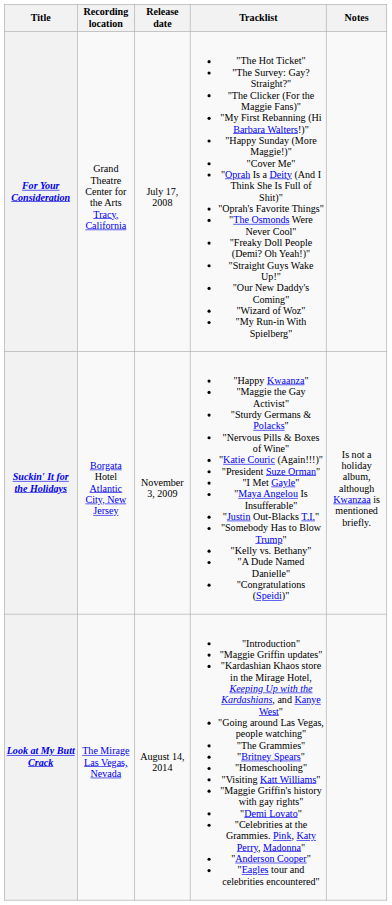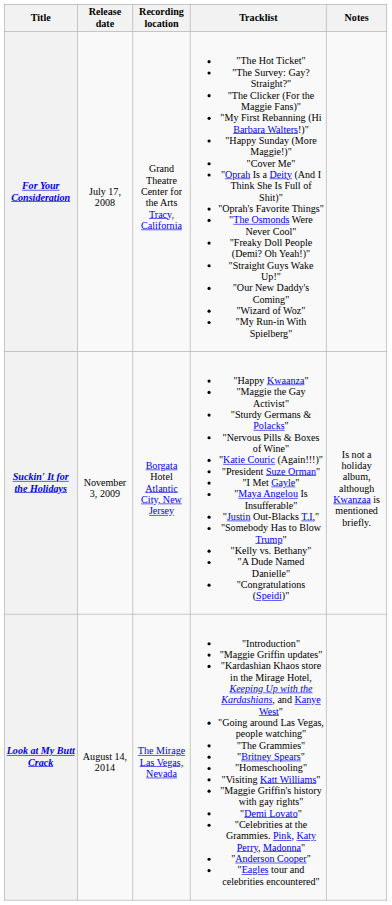columns swapped: (162, 18) <-> (106, 18)
